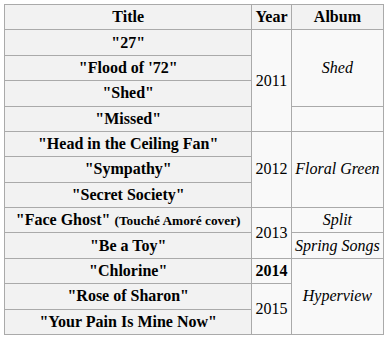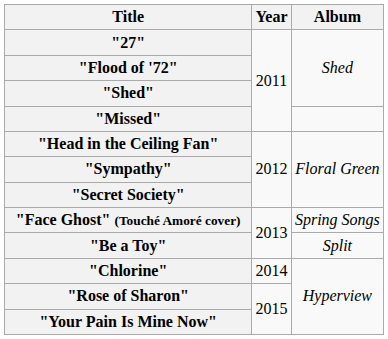(337, 220) Split -> (337, 220) Spring Songs
(337, 245) Spring Songs -> (337, 245) Split
(272, 270) bold -> (272, 270) normal
